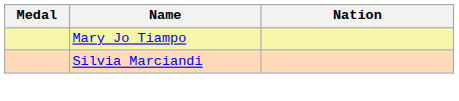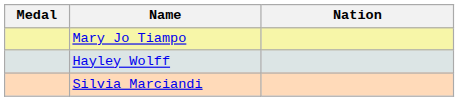+ row: (121, 61)
